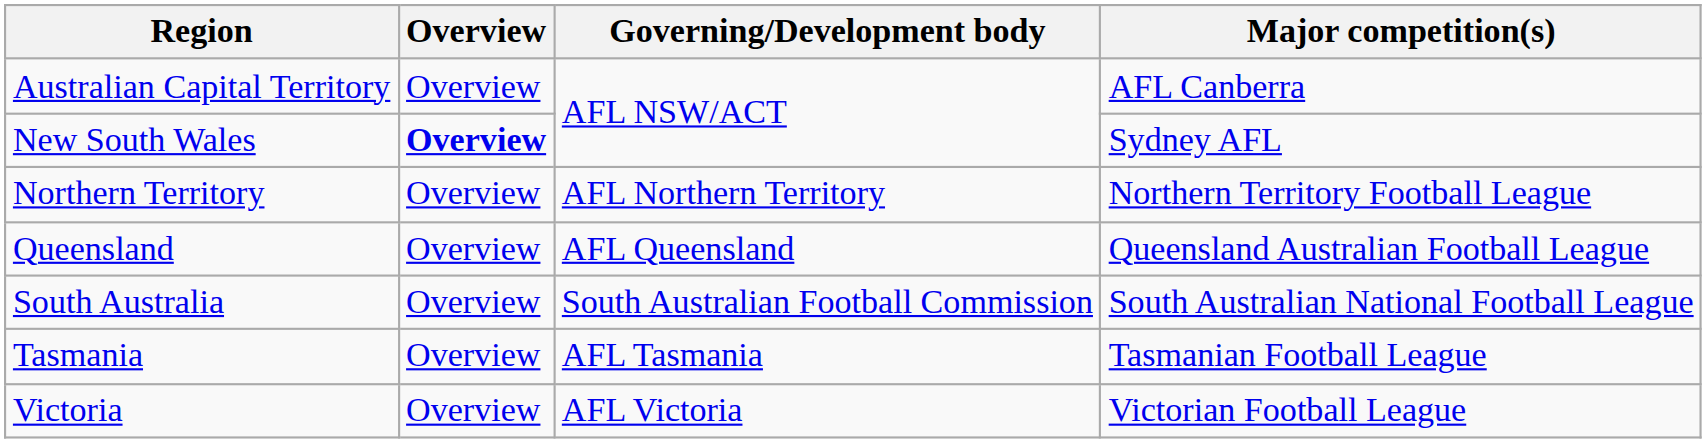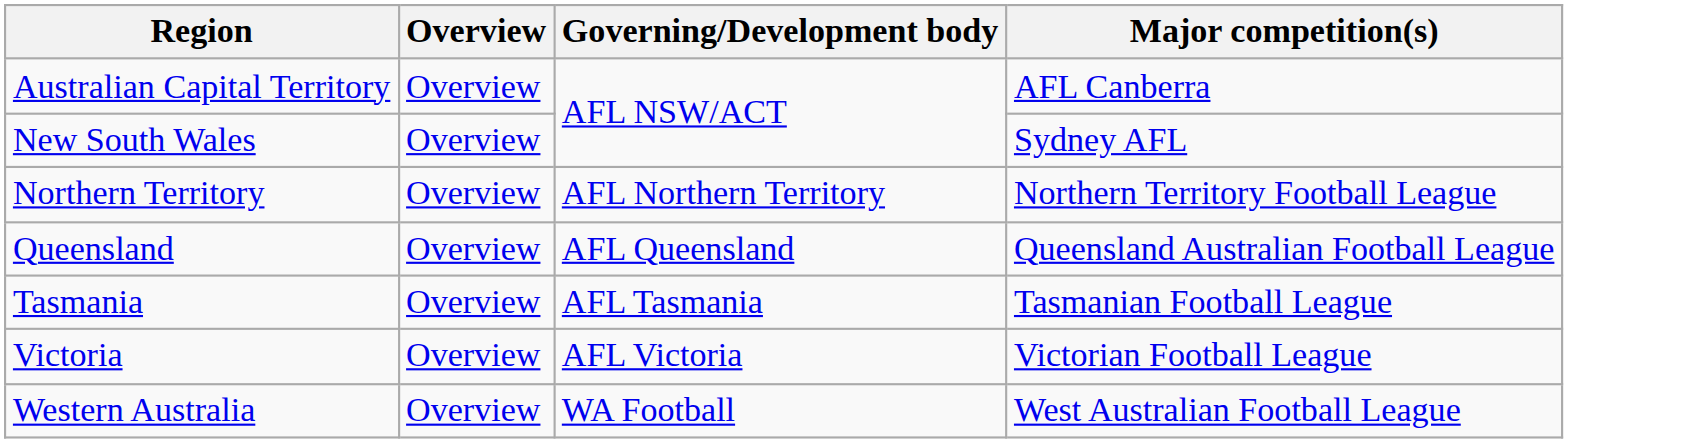(476, 139) bold -> (473, 139) normal
- row: (118, 301)
+ row: (134, 409)
